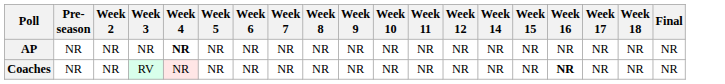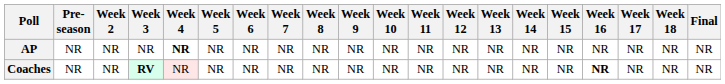+ column: (495, 22)
(146, 69) normal -> (146, 69) bold
